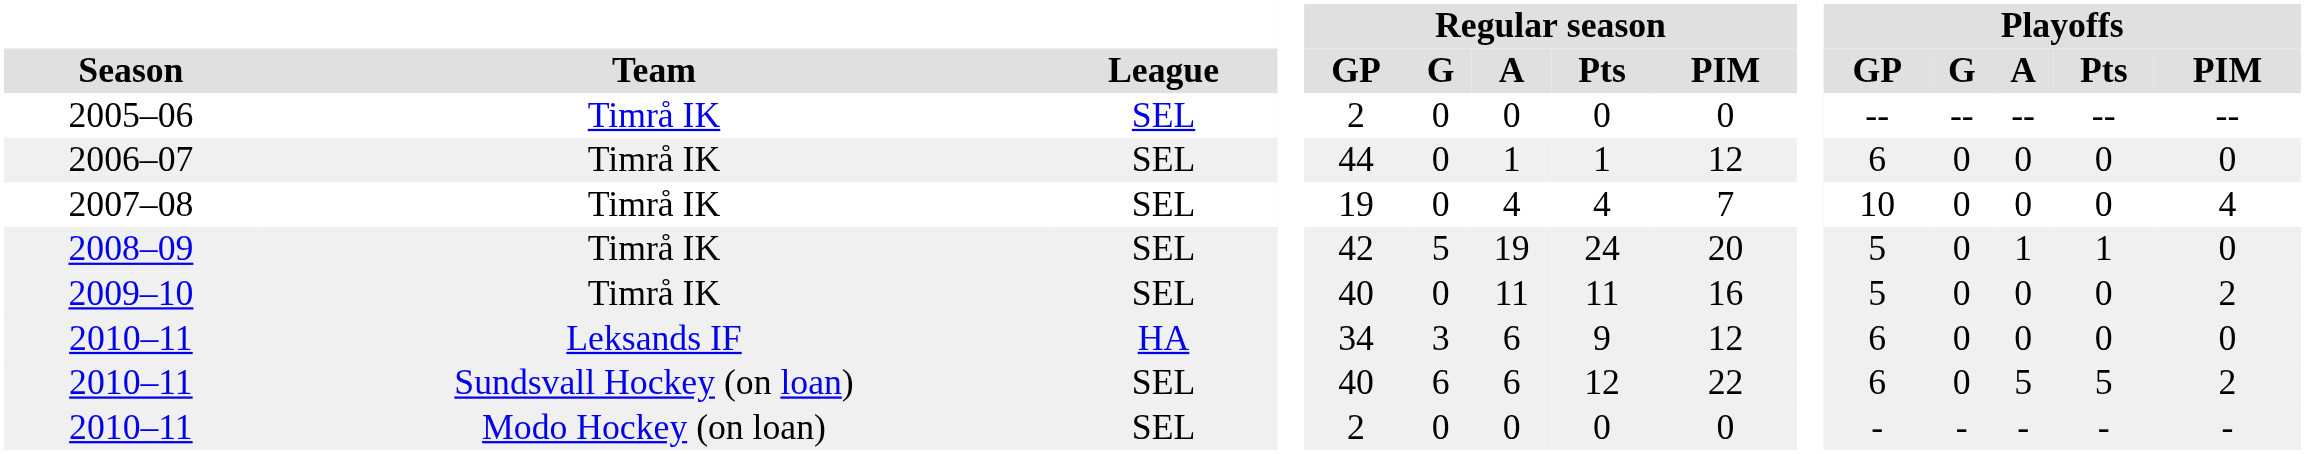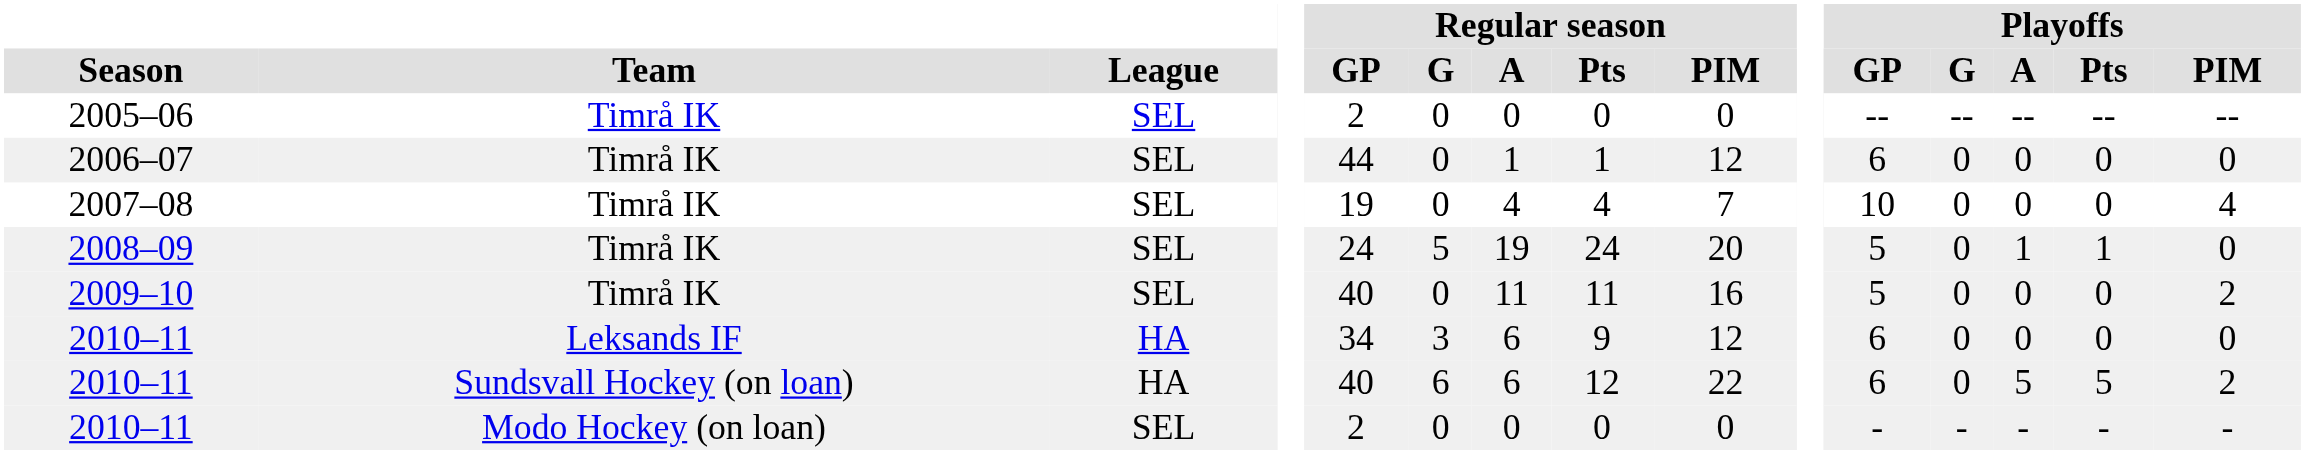(1356, 248) 42 -> (1356, 248) 24
(1164, 382) SEL -> (1164, 382) HA
